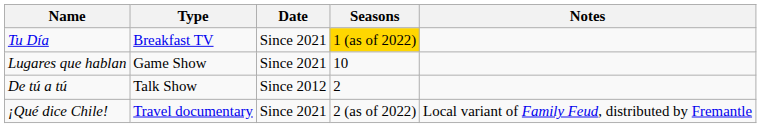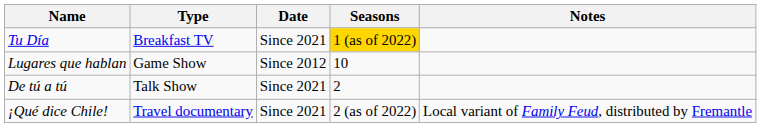(293, 63) Since 2021 -> (293, 63) Since 2012
(293, 87) Since 2012 -> (293, 87) Since 2021
